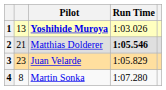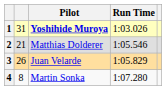(21, 29) 13 -> (21, 29) 31
(130, 45) bold -> (130, 45) normal
(21, 61) 23 -> (21, 61) 26
